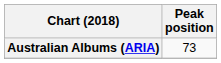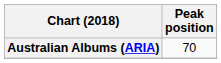(189, 48) 73 -> (189, 48) 70
